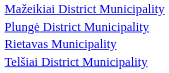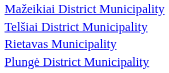rows swapped: (77, 26) <-> (76, 61)
